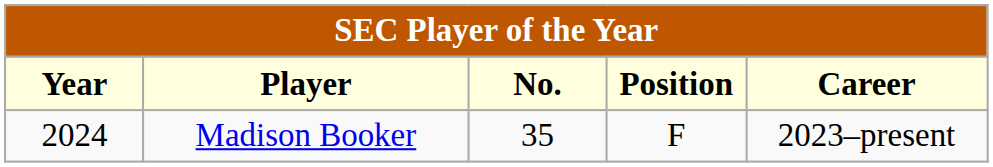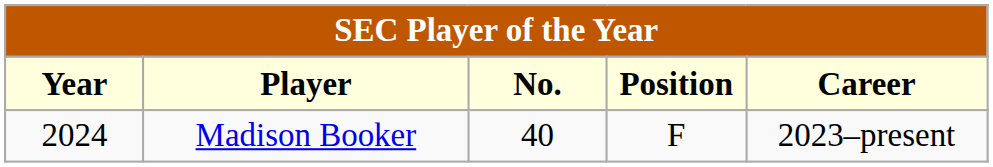(537, 135) 35 -> (537, 135) 40
